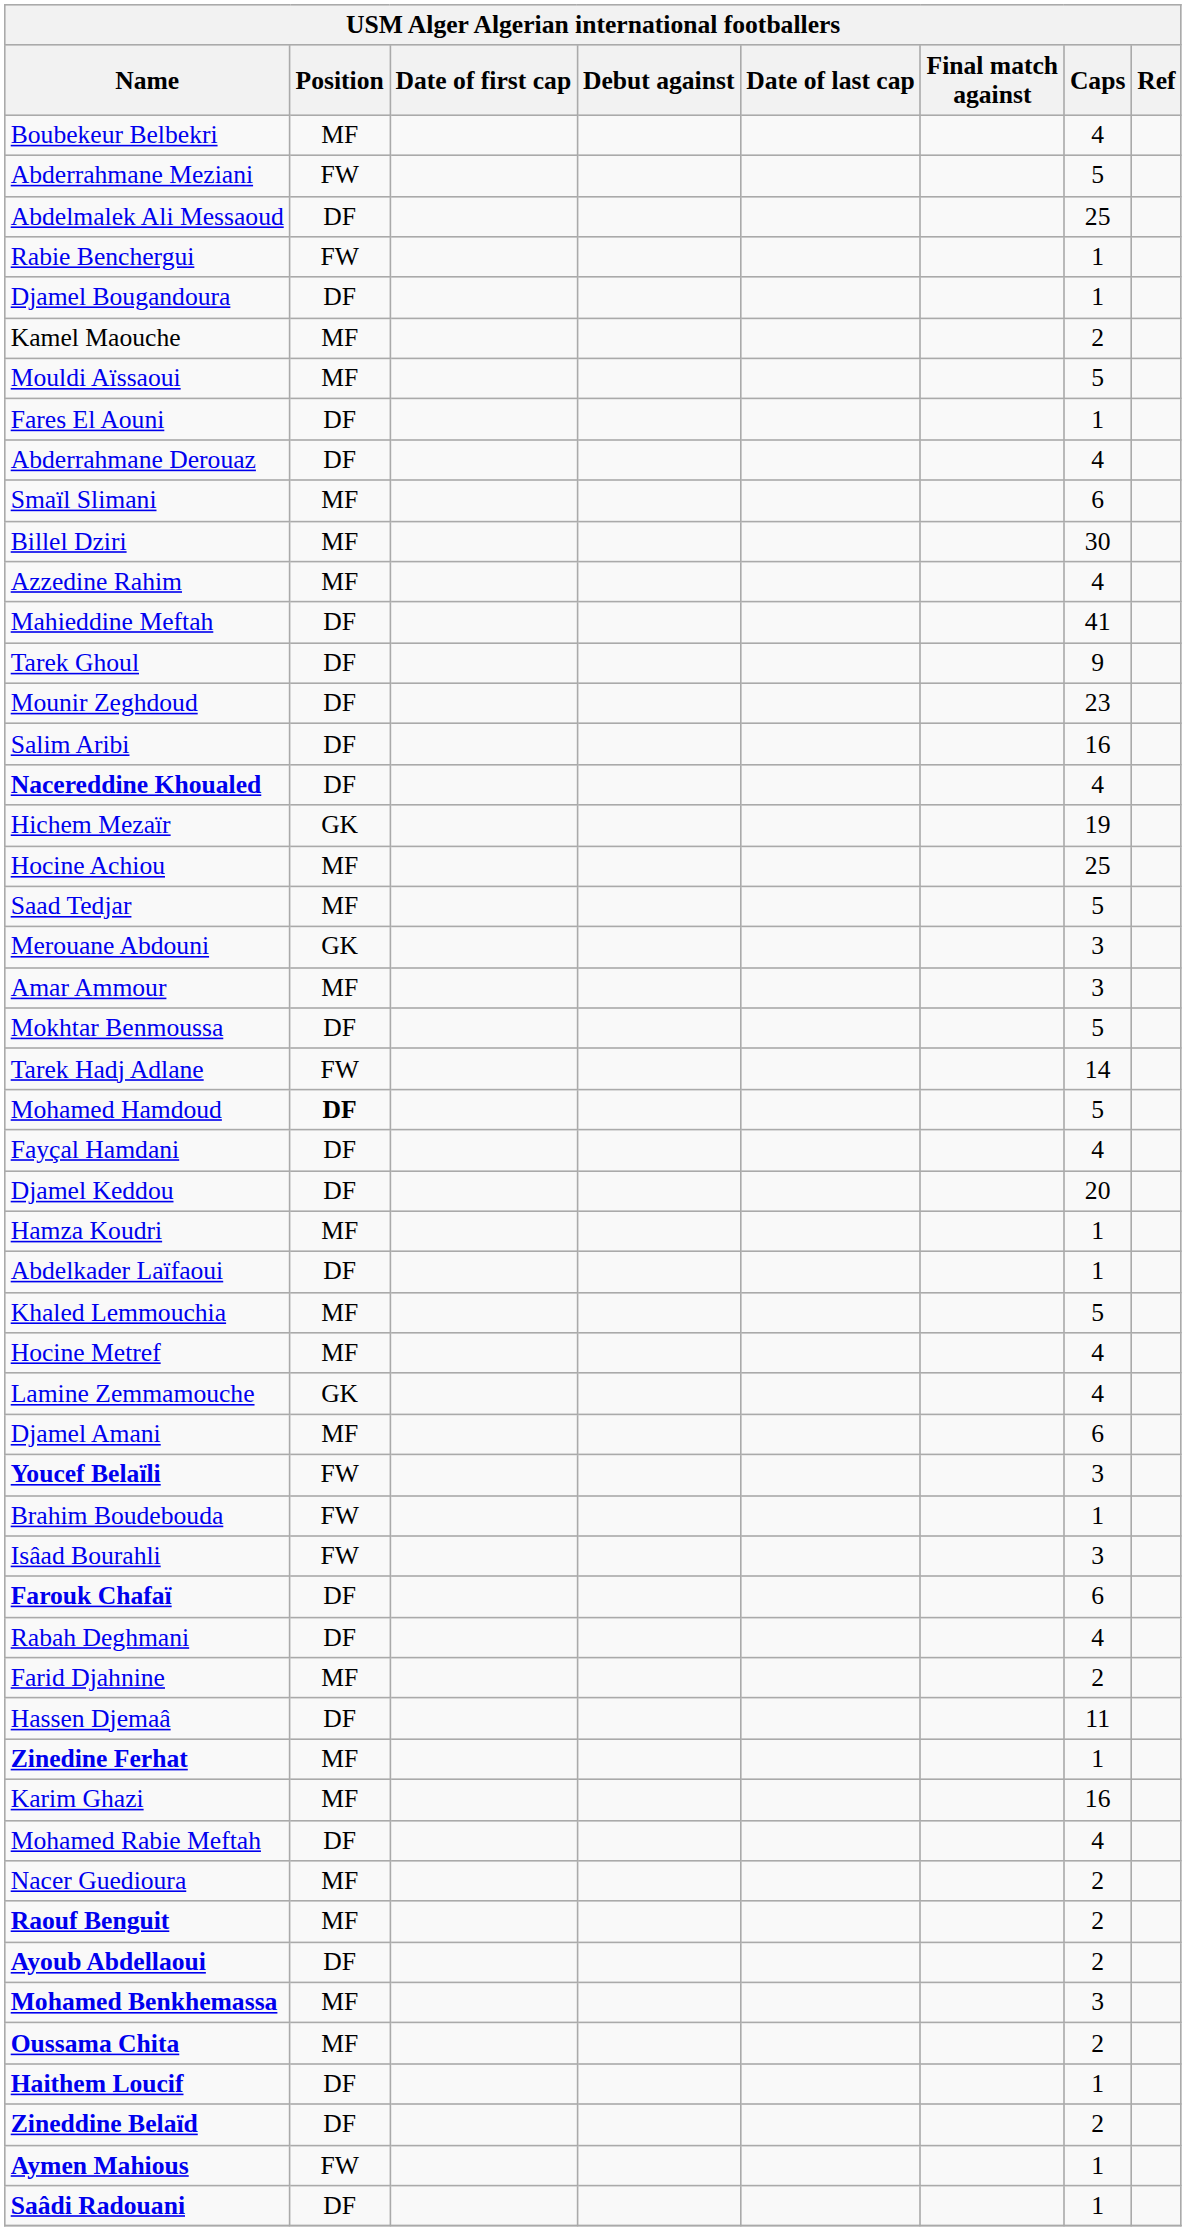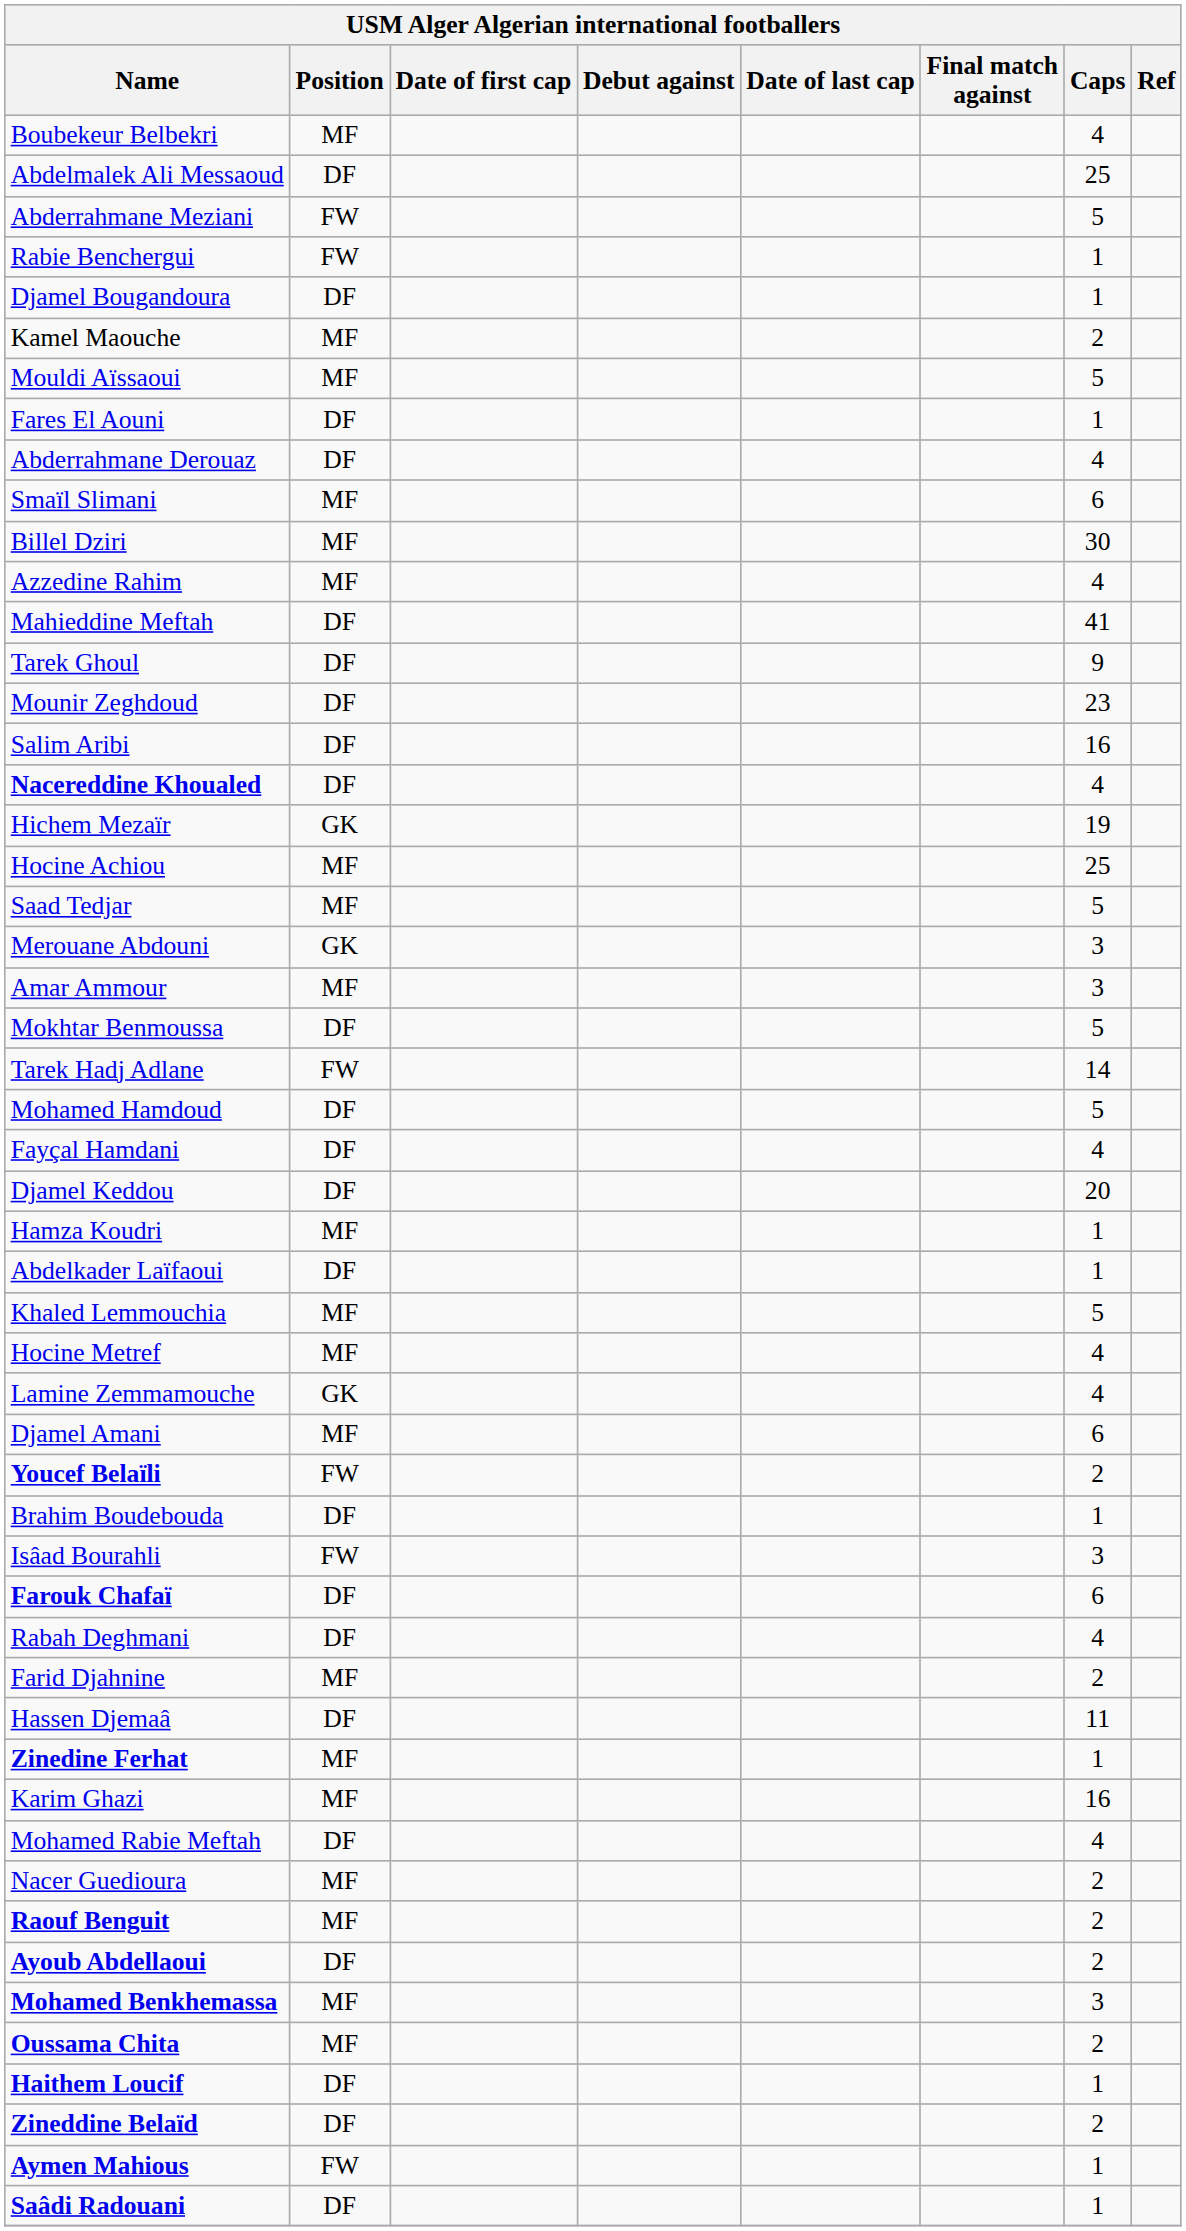rows swapped: (147, 216) <-> (132, 175)
(340, 1109) bold -> (340, 1109) normal
(1098, 1474) 3 -> (1098, 1474) 2
(340, 1515) FW -> (340, 1515) DF
